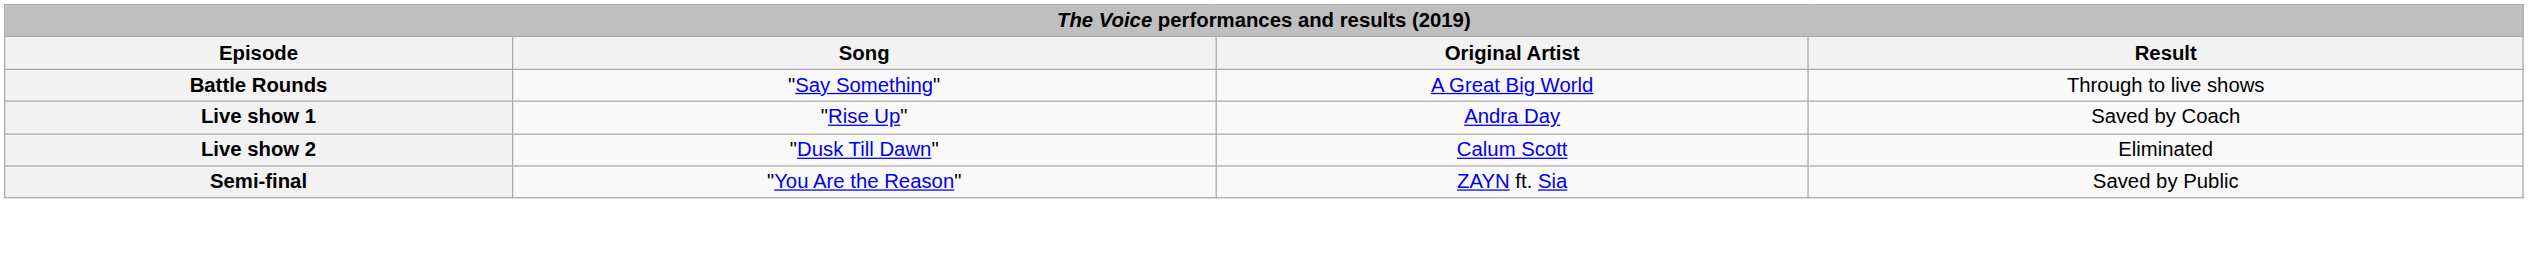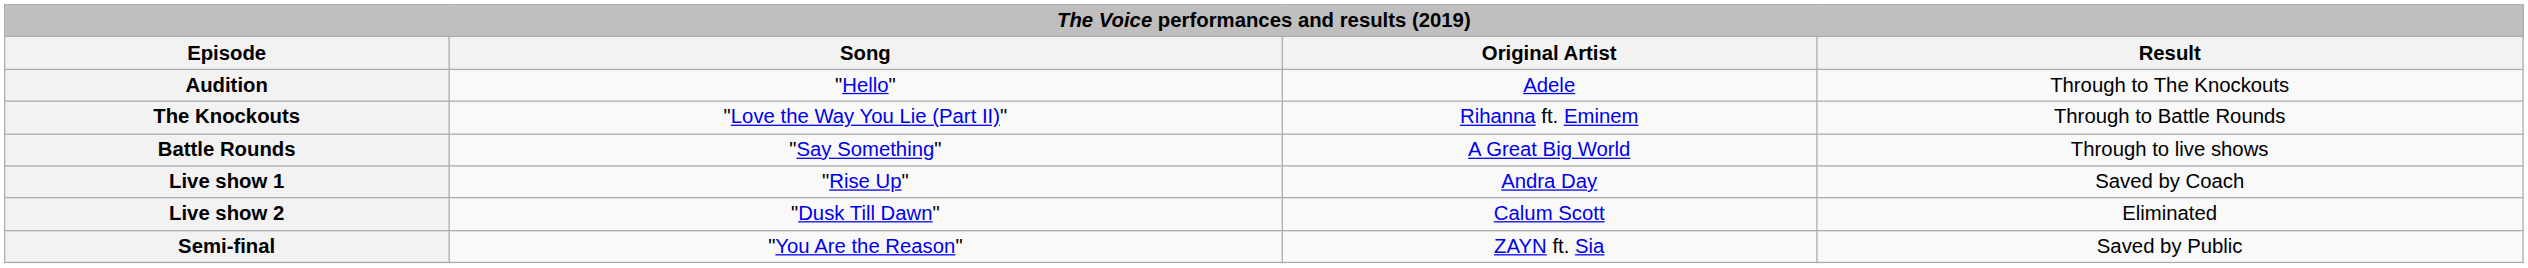+ row: (227, 85)
+ row: (227, 117)
